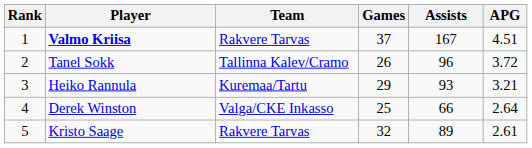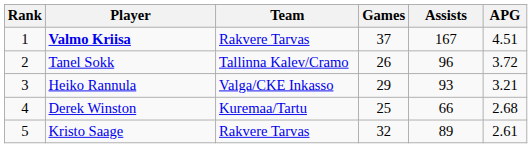(263, 85) Kuremaa/Tartu -> (276, 85) Valga/CKE Inkasso
(276, 108) Valga/CKE Inkasso -> (263, 108) Kuremaa/Tartu
(505, 108) 2.64 -> (505, 108) 2.68
